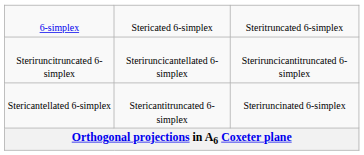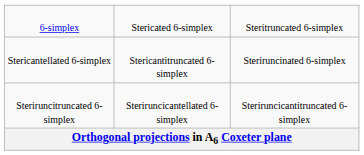rows swapped: (59, 106) <-> (59, 67)
